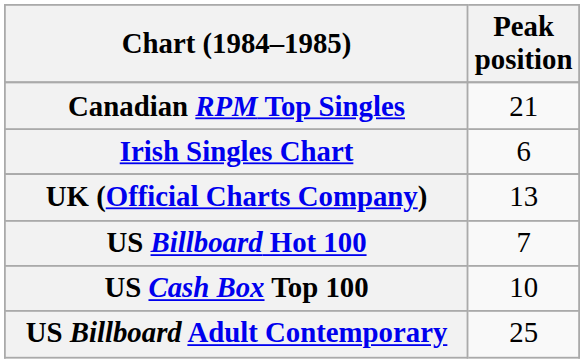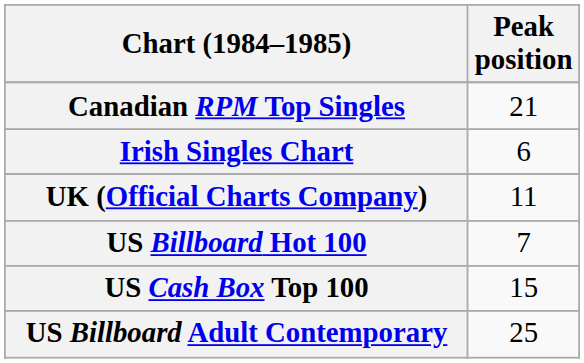(524, 196) 13 -> (524, 196) 11
(524, 288) 10 -> (524, 288) 15
